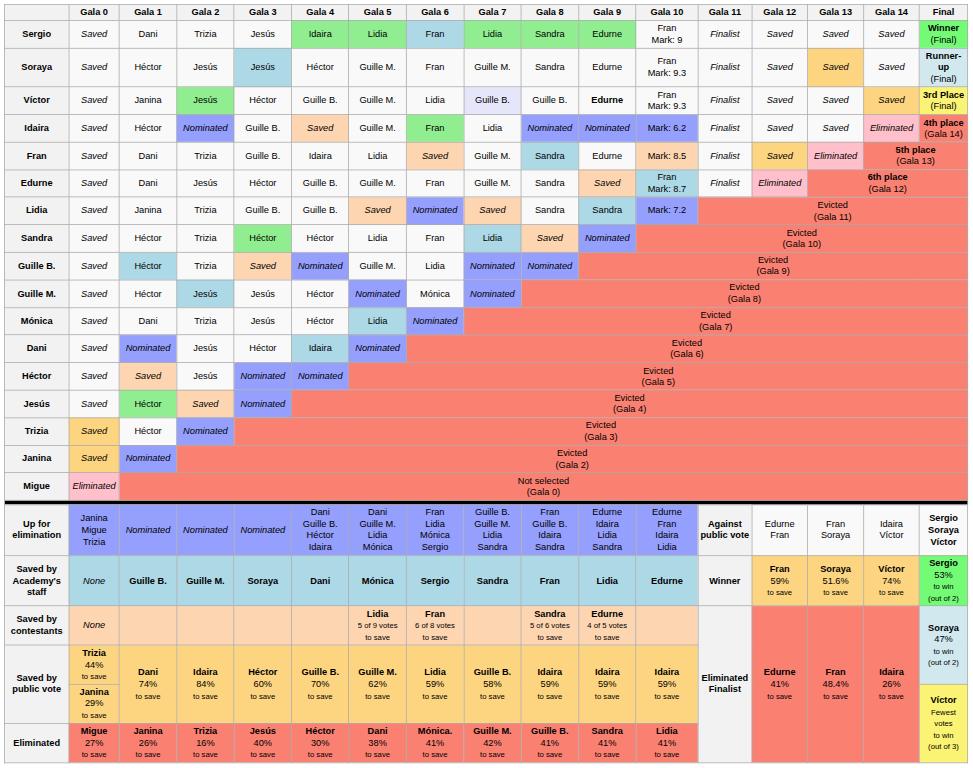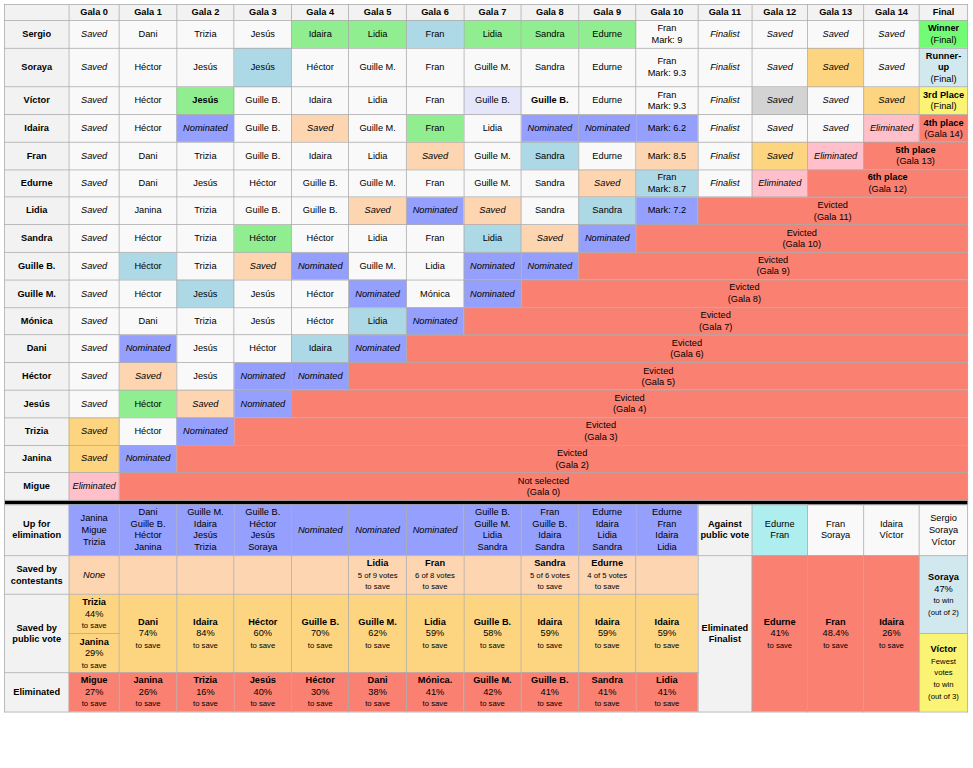(148, 100) Janina -> (148, 100) Héctor
(205, 100) normal -> (205, 100) bold
(263, 100) Héctor -> (263, 100) Guille B.
(320, 100) Guille B. -> (320, 100) Idaira
(378, 100) Guille M. -> (378, 100) Lidia
(435, 100) Lidia -> (435, 100) Fran
(550, 100) normal -> (550, 100) bold
(607, 100) bold -> (607, 100) normal
(780, 100) no background -> (780, 100) lightgrey background
(148, 530) Nominated -> (148, 530) Dani Guille B. Héctor Janina
(205, 530) Nominated -> (205, 530) Guille M. Idaira Jesús Trizia
(263, 530) Nominated -> (263, 530) Guille B. Héctor Jesús Soraya
(320, 530) Dani Guille B. Héctor Idaira -> (320, 530) Nominated
(378, 530) Dani Guille M. Lidia Mónica -> (378, 530) Nominated
(435, 530) Fran Lidia Mónica Sergio -> (435, 530) Nominated
(780, 530) no background -> (780, 530) paleturquoise background
(944, 530) bold -> (944, 530) normal
- row: (37, 580)
